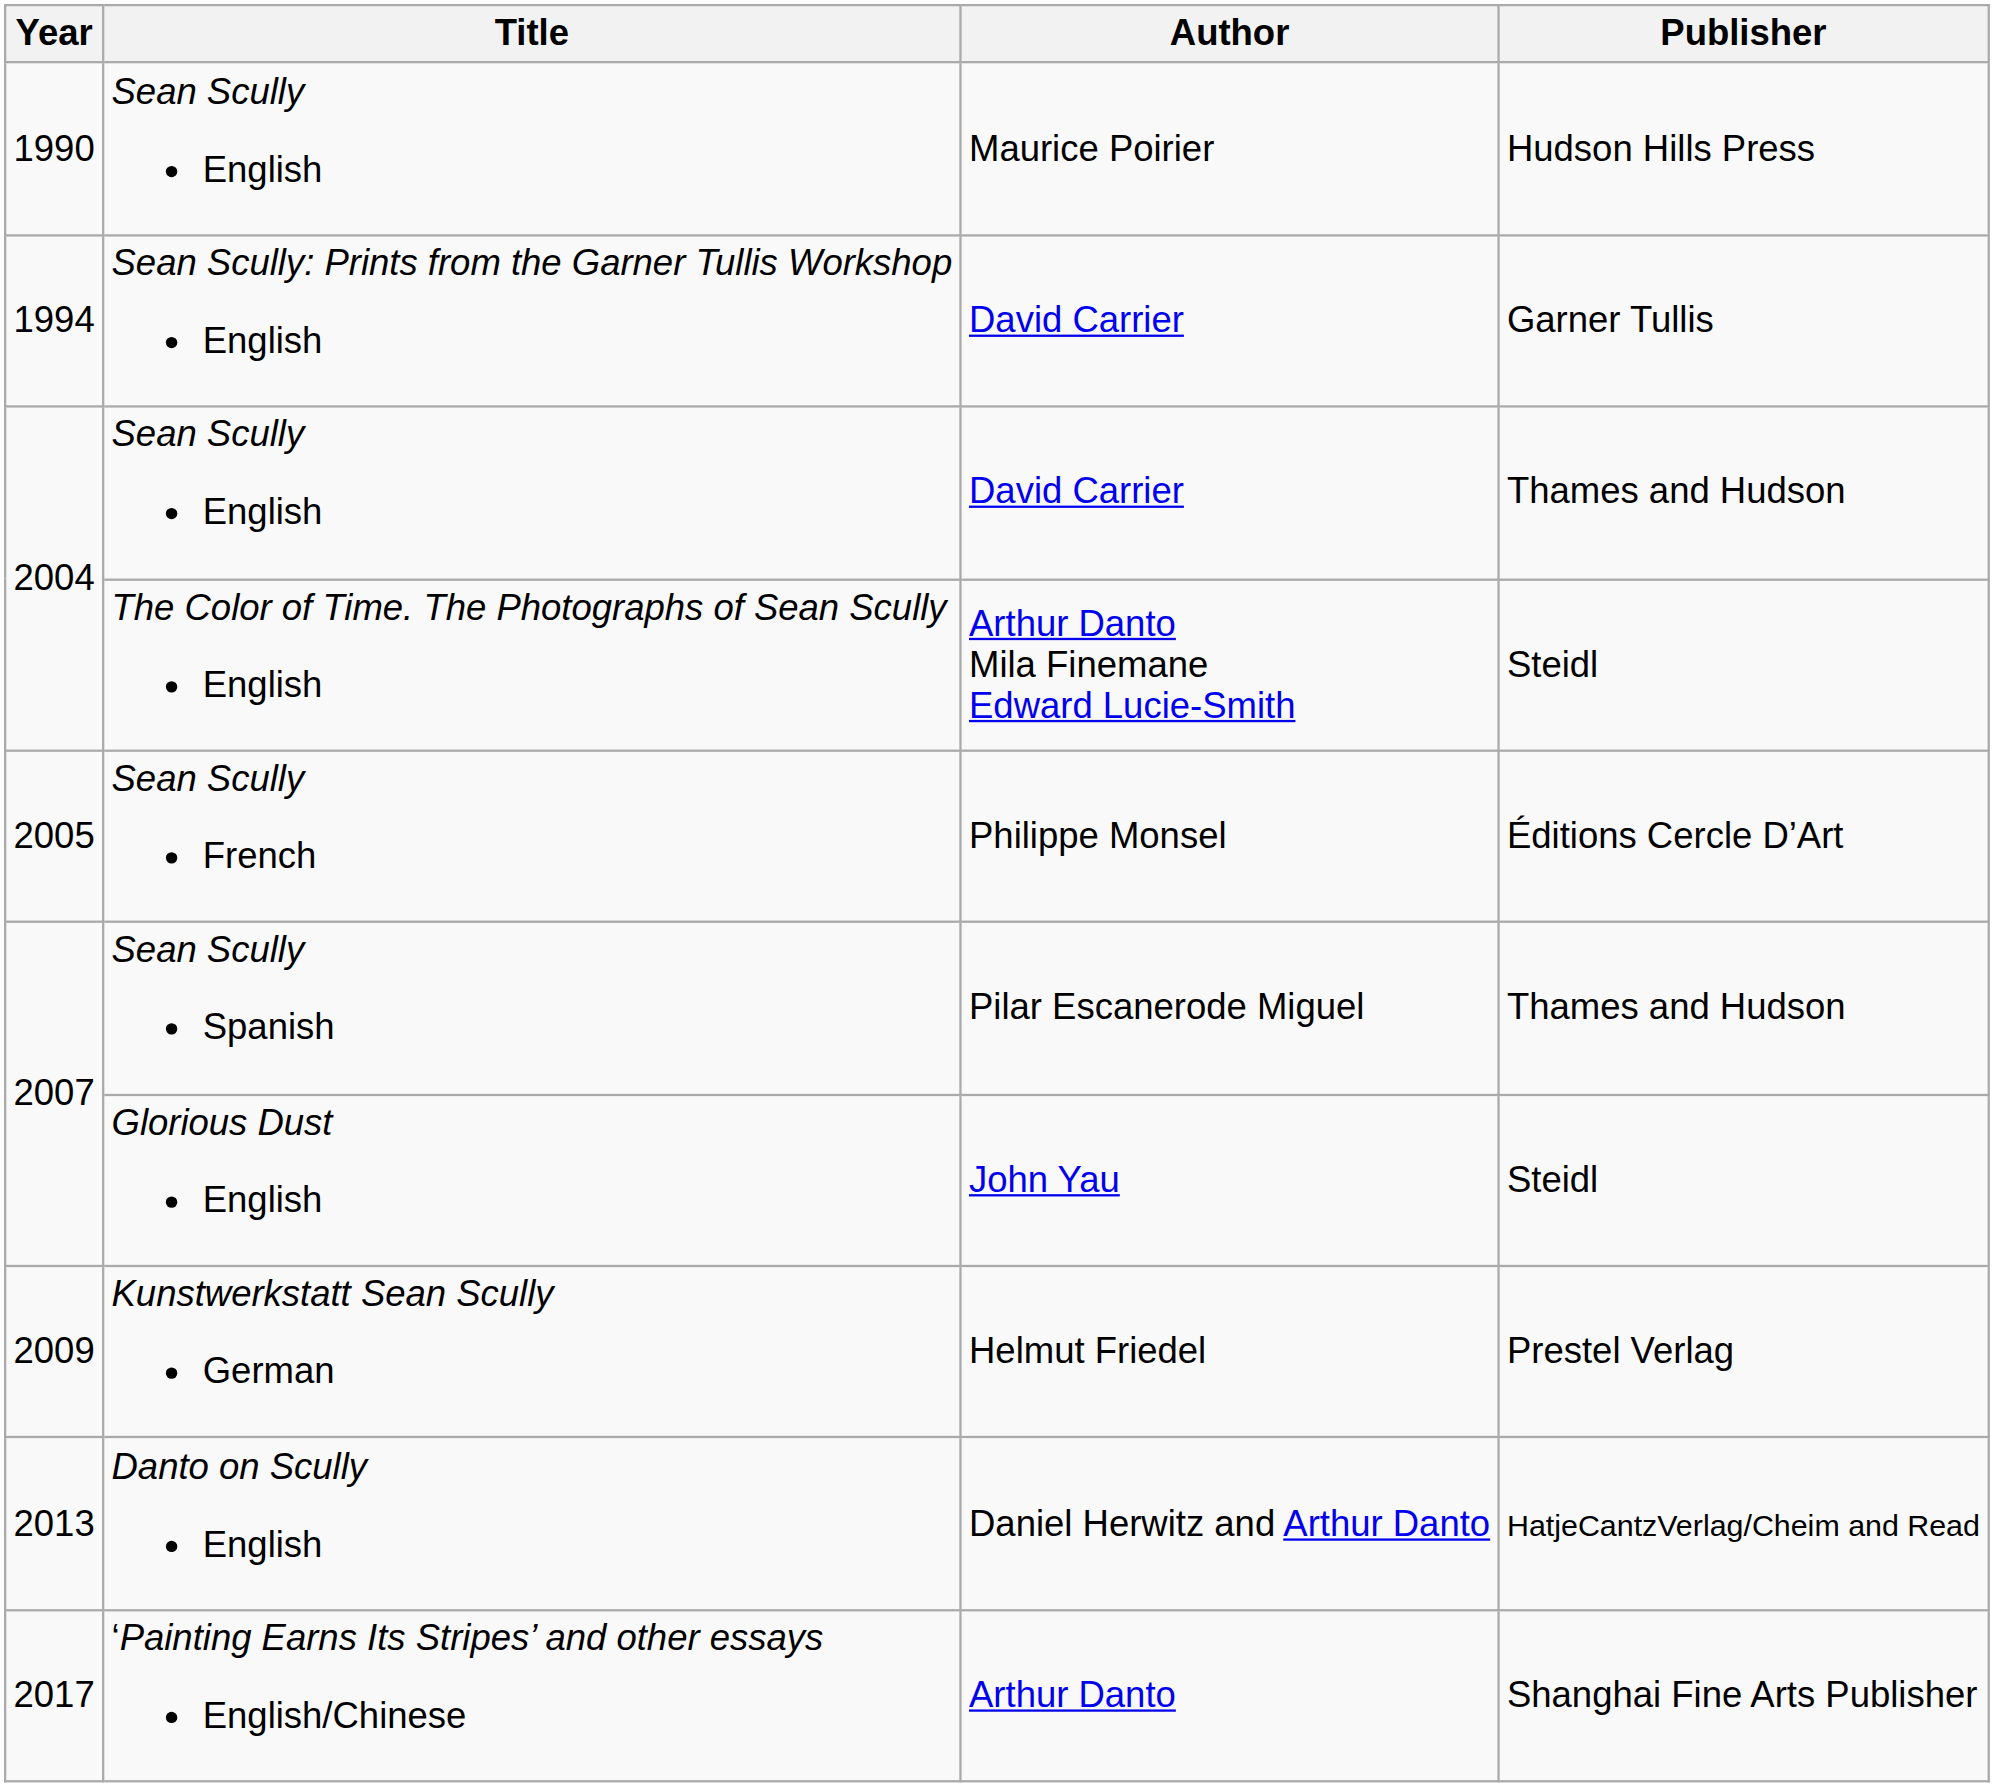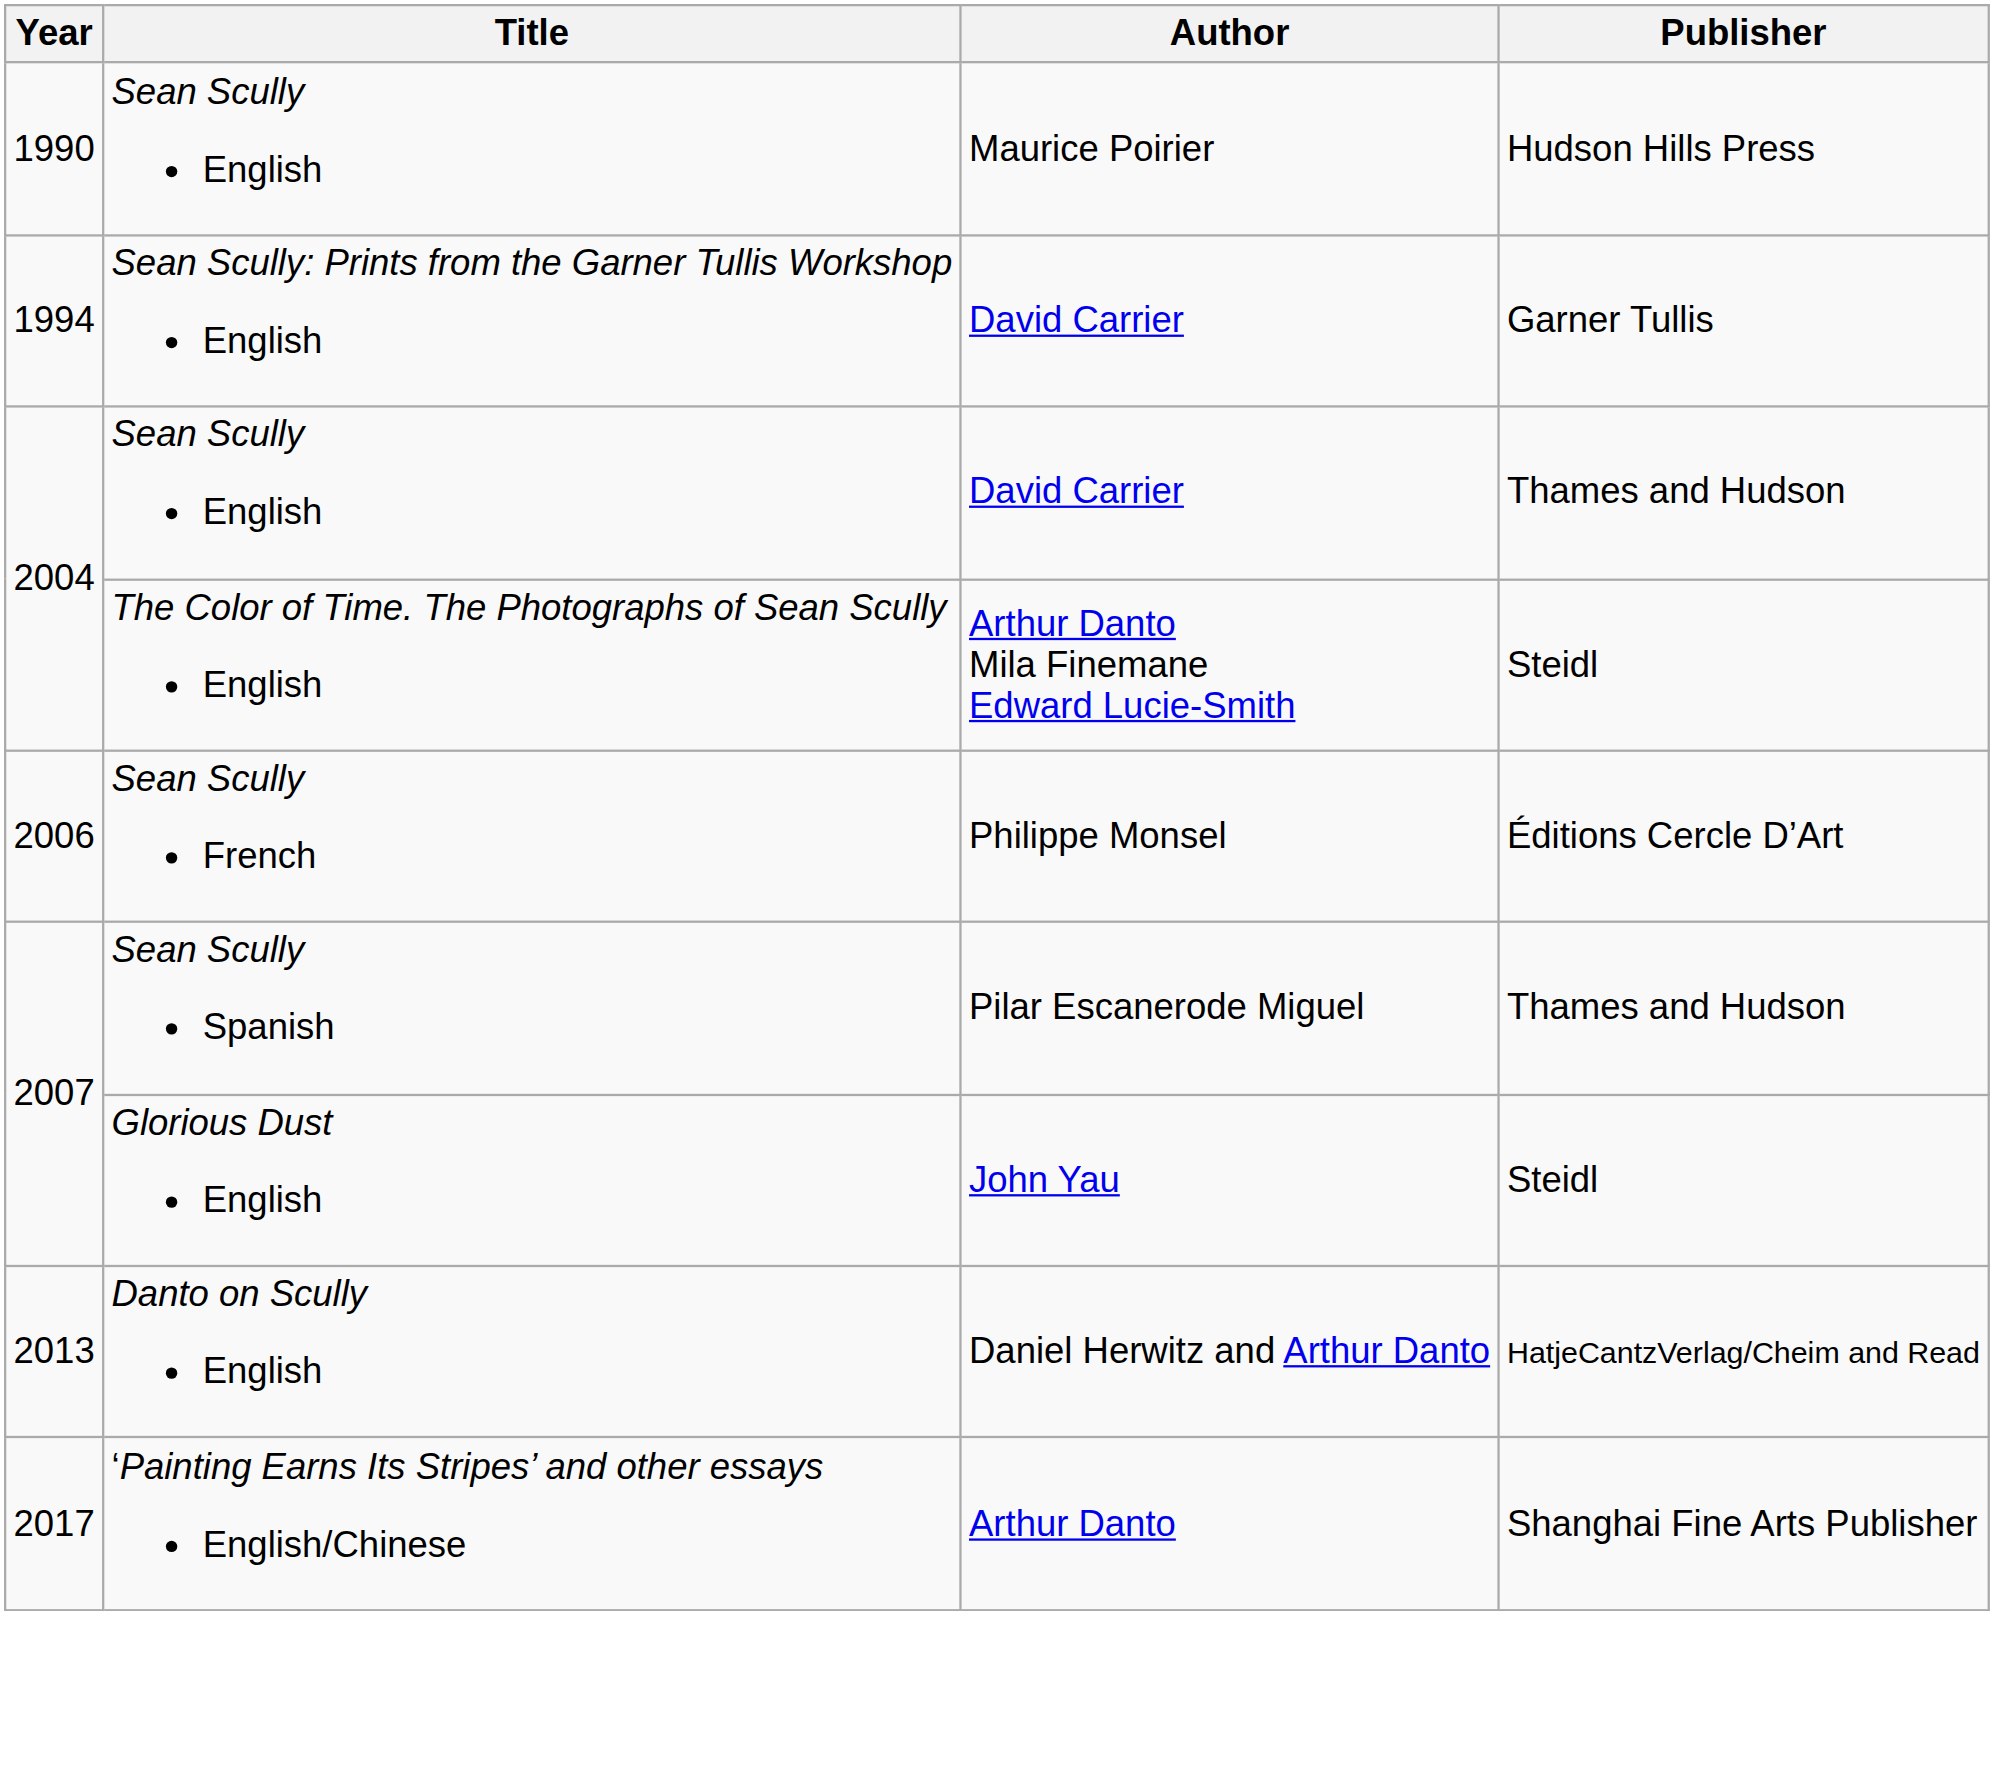(54, 835) 2005 -> (54, 835) 2006
- row: (532, 1334)
